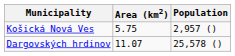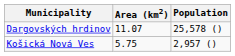rows swapped: (59, 44) <-> (50, 29)
